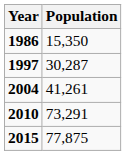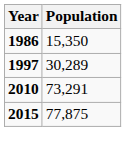(67, 65) 30,287 -> (67, 65) 30,289
- row: (23, 89)
